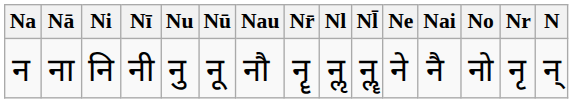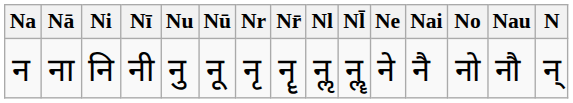columns swapped: (518, 21) <-> (260, 21)
